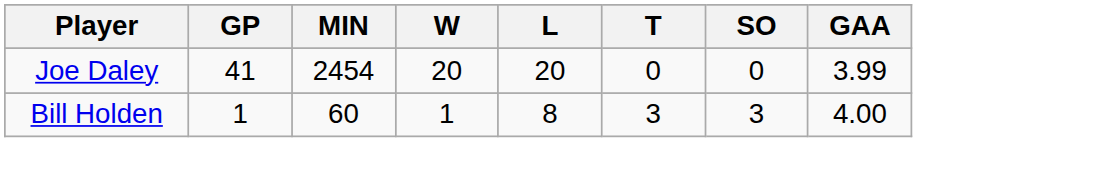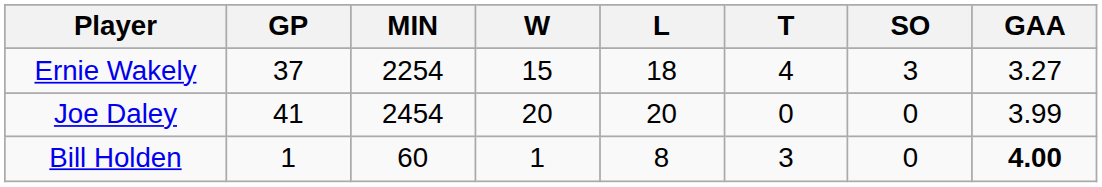+ row: (115, 70)
(757, 114) 3 -> (910, 158) 0
(860, 114) normal -> (1035, 158) bold
